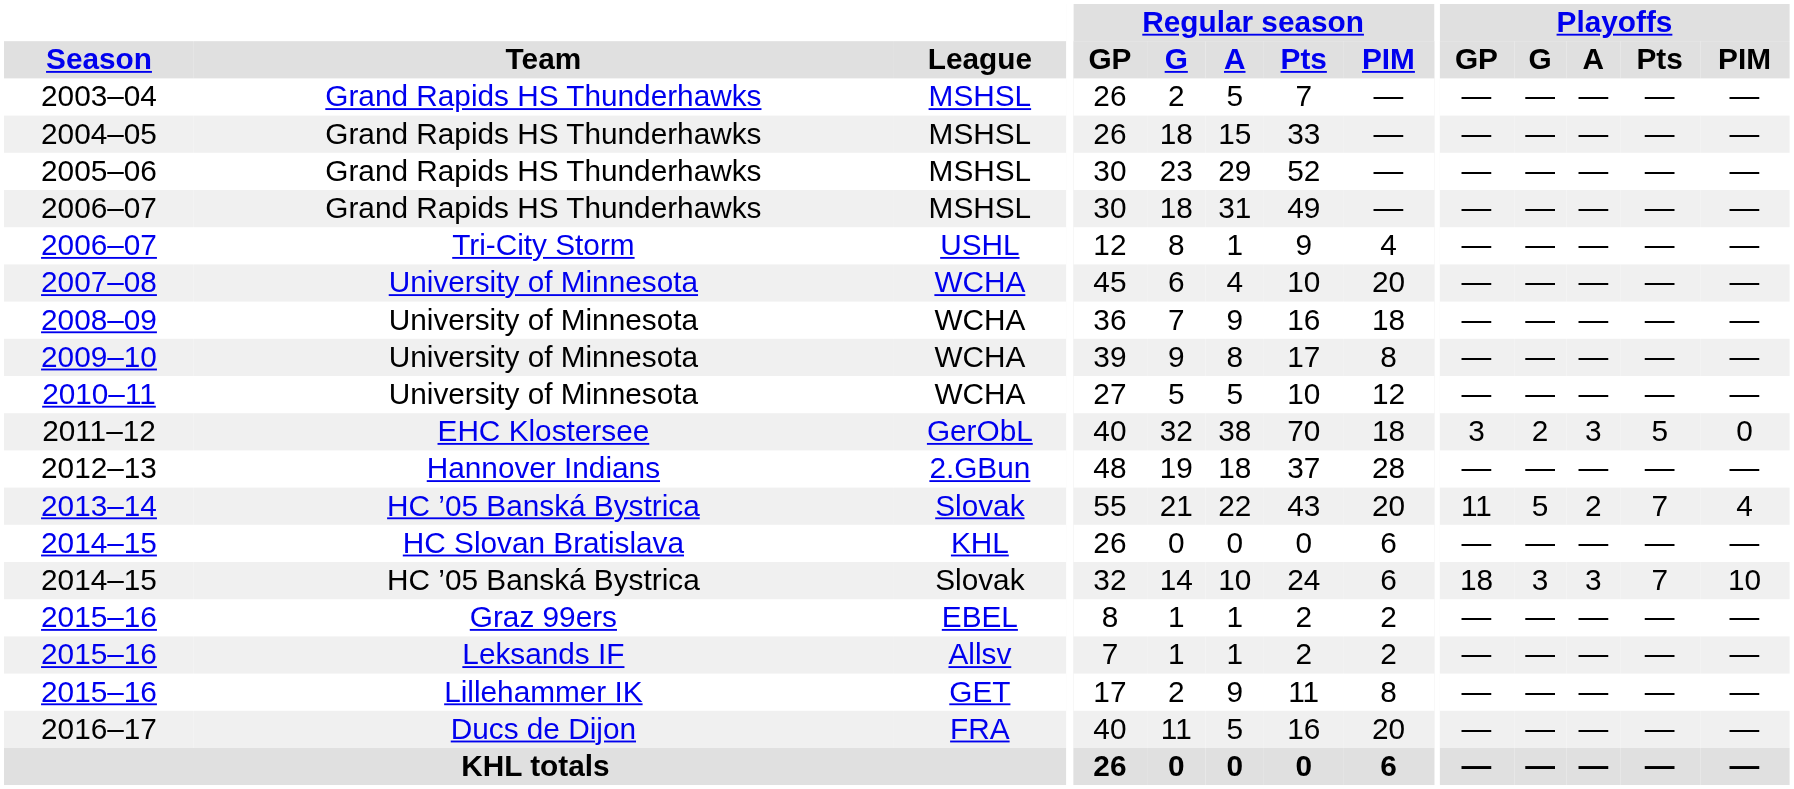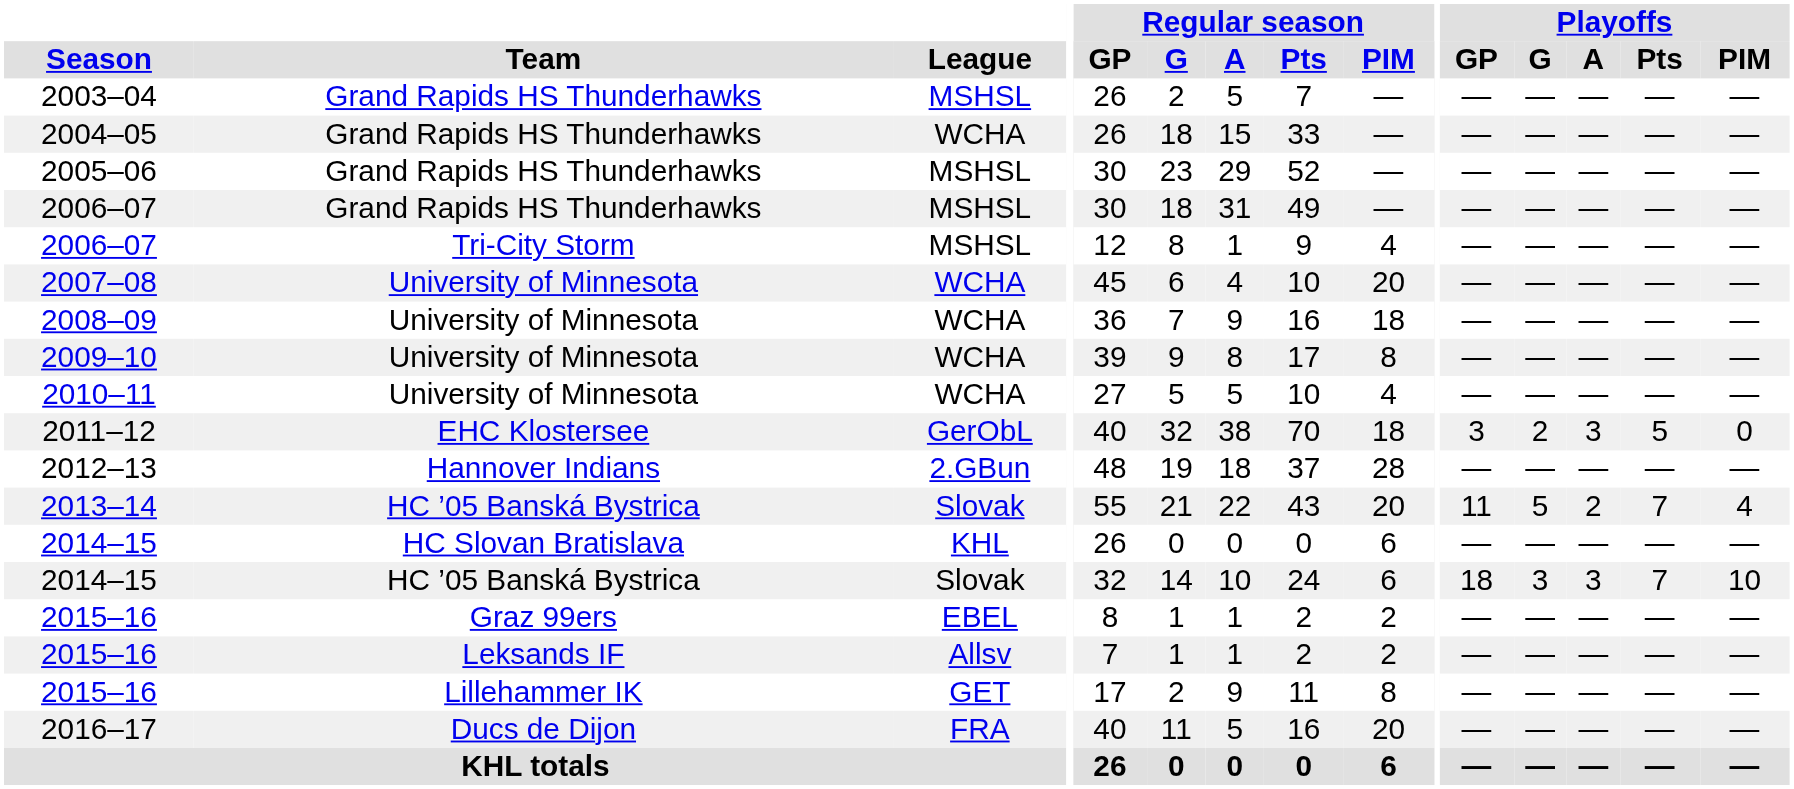(980, 133) MSHSL -> (980, 133) WCHA
(980, 245) USHL -> (980, 245) MSHSL
(1388, 394) 12 -> (1388, 394) 4
